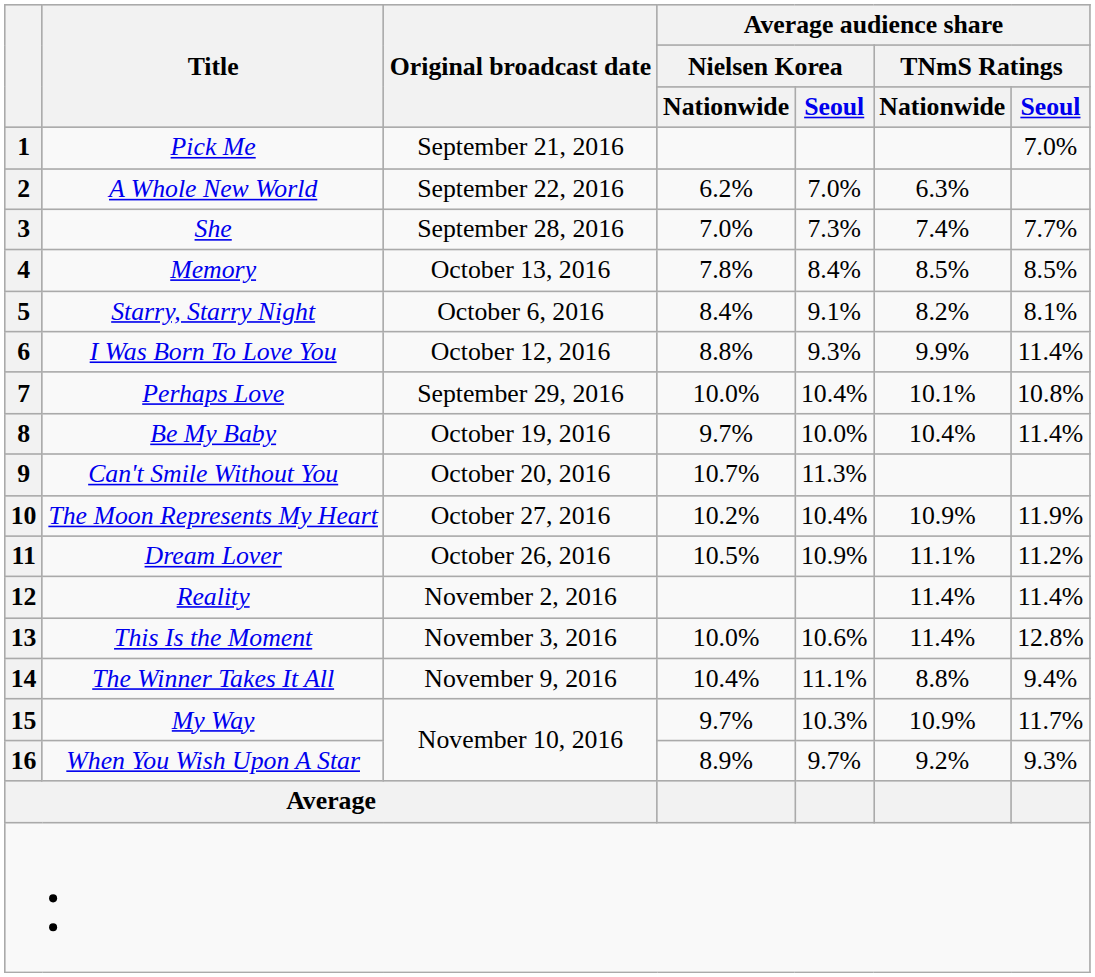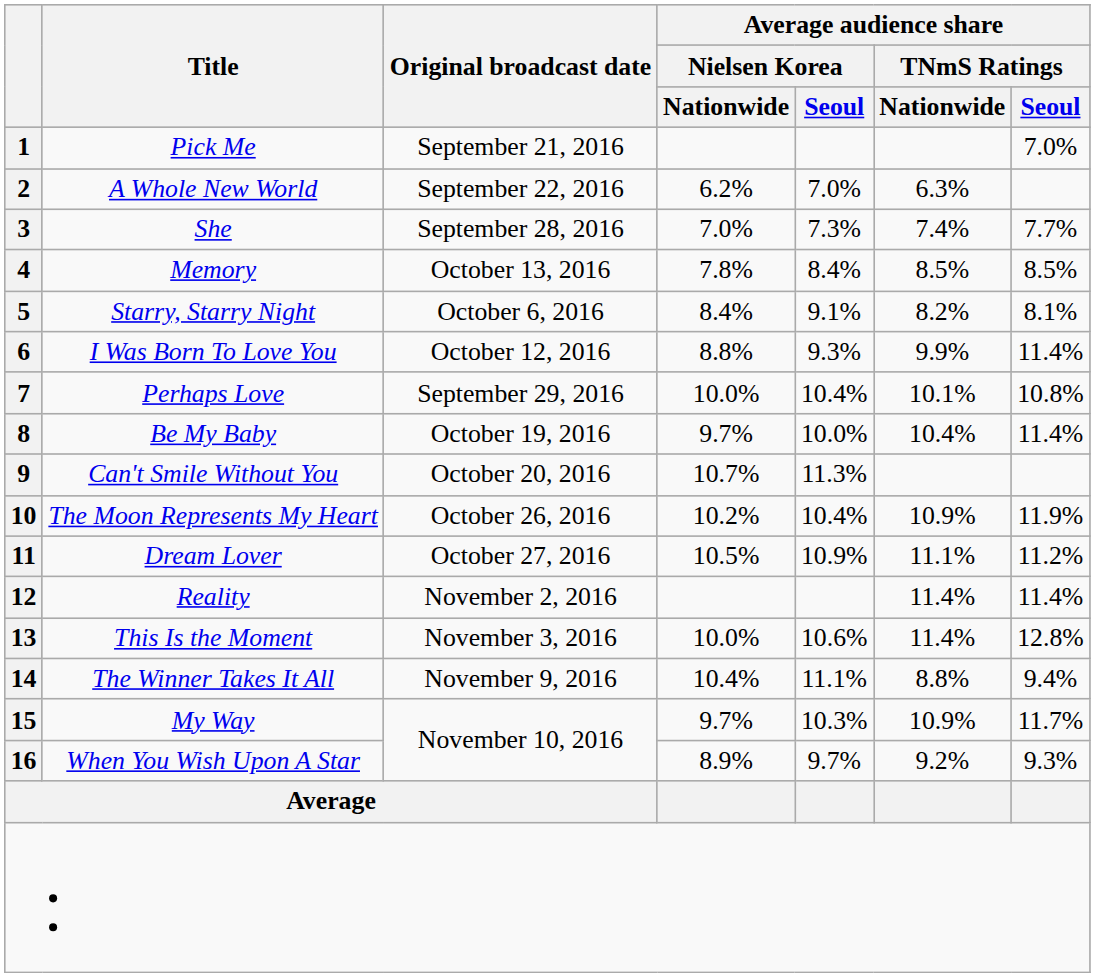(521, 515) October 27, 2016 -> (521, 515) October 26, 2016
(521, 556) October 26, 2016 -> (521, 556) October 27, 2016
